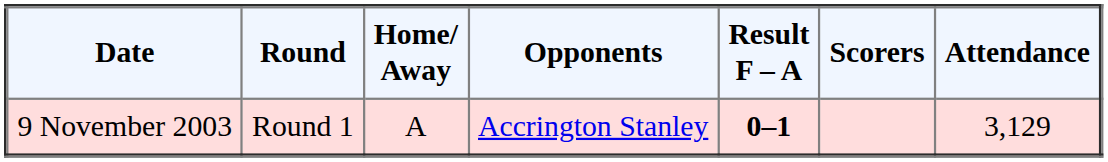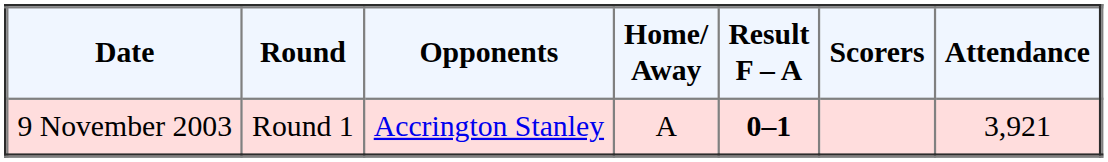columns swapped: (593, 52) <-> (416, 52)
(1017, 126) 3,129 -> (1017, 126) 3,921
